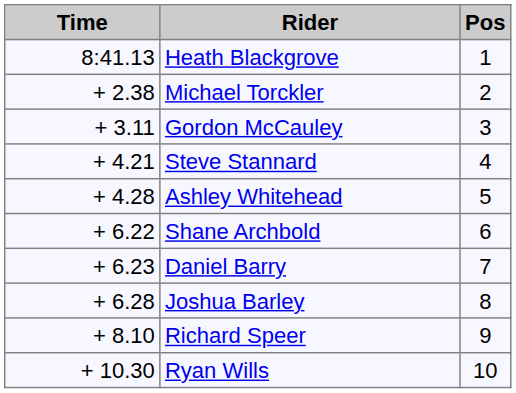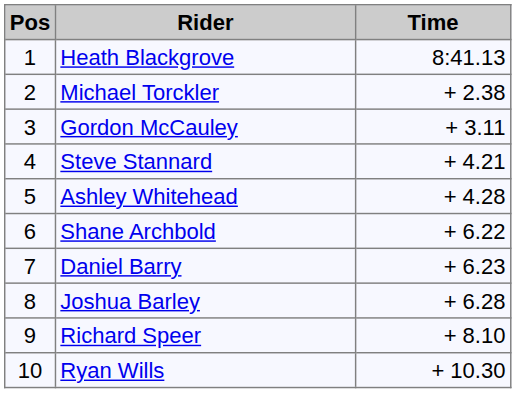columns swapped: (485, 22) <-> (82, 22)
